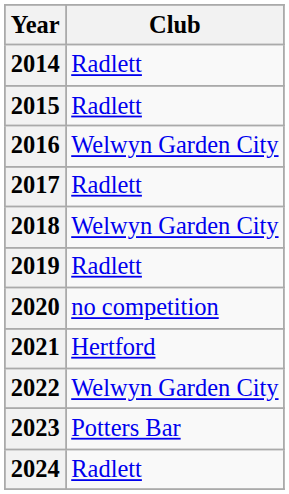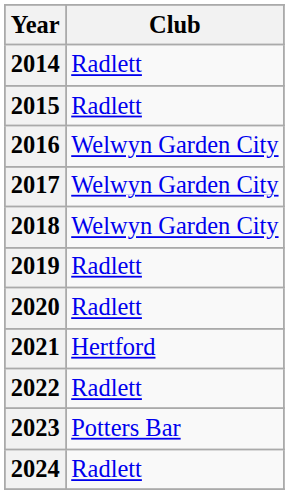(107, 185) Radlett -> (175, 185) Welwyn Garden City
(145, 306) no competition -> (107, 306) Radlett
(175, 387) Welwyn Garden City -> (107, 387) Radlett
